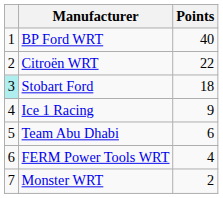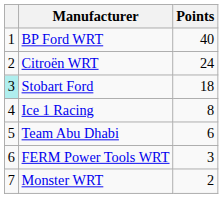(207, 63) 22 -> (207, 63) 24
(211, 110) 9 -> (211, 110) 8
(211, 157) 4 -> (211, 157) 3
